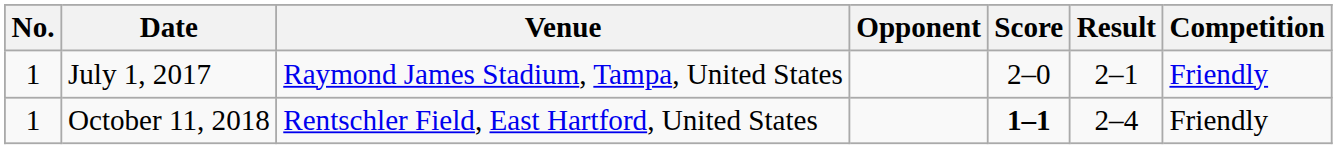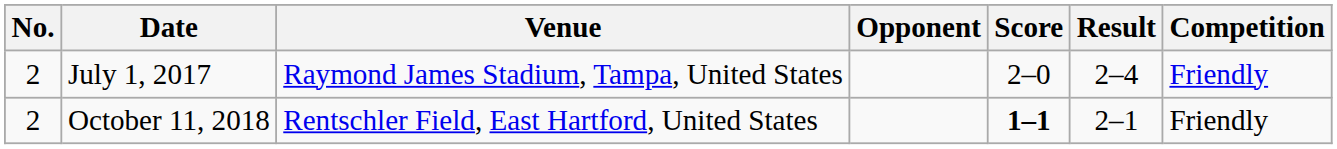(33, 73) 1 -> (33, 73) 2
(1116, 73) 2–1 -> (1116, 73) 2–4
(33, 119) 1 -> (33, 119) 2
(1116, 119) 2–4 -> (1116, 119) 2–1
